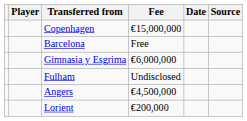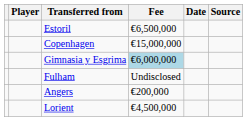+ row: (57, 28)
- row: (64, 44)
(154, 60) no background -> (154, 60) lightblue background
(154, 92) €4,500,000 -> (150, 92) €200,000
(150, 108) €200,000 -> (154, 108) €4,500,000
